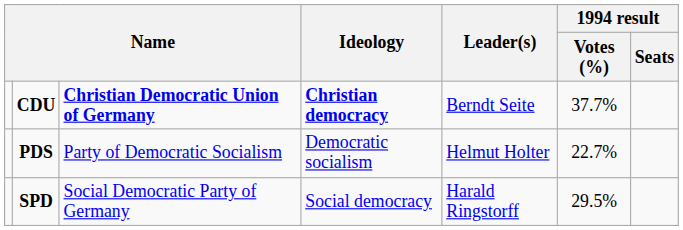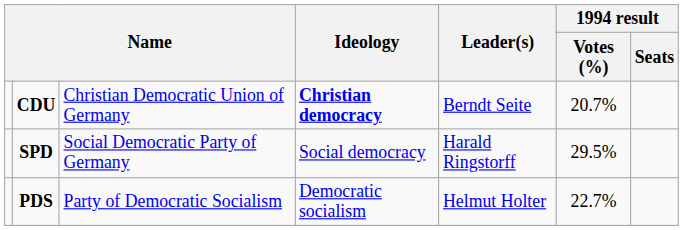(171, 104) bold -> (174, 104) normal
(594, 104) 37.7% -> (594, 104) 20.7%
rows swapped: (36, 201) <-> (36, 153)
